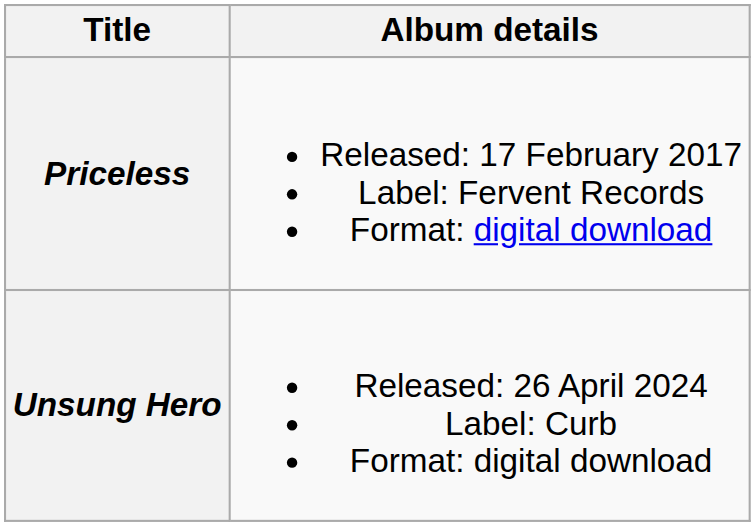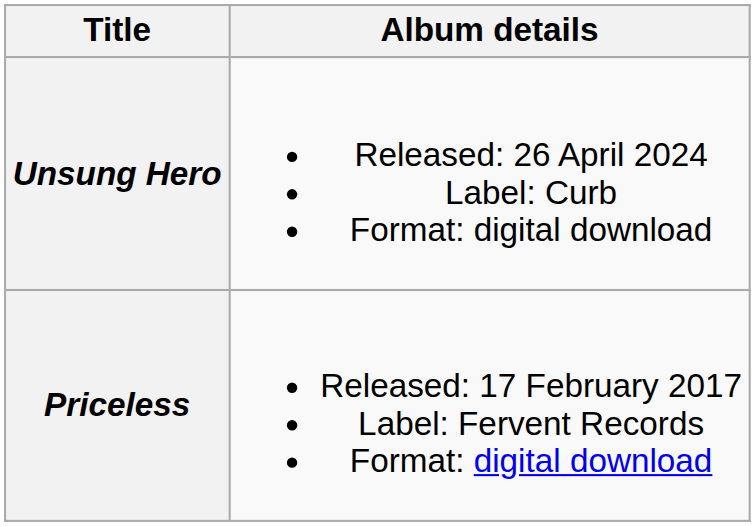rows swapped: (117, 173) <-> (117, 404)
